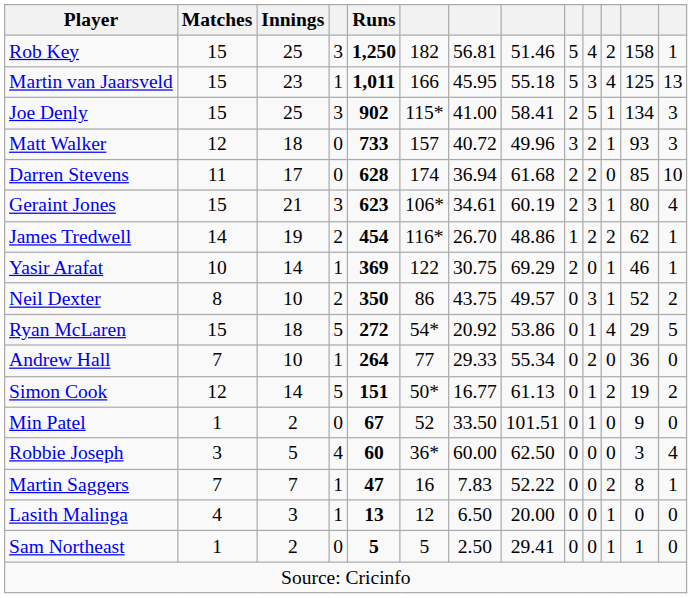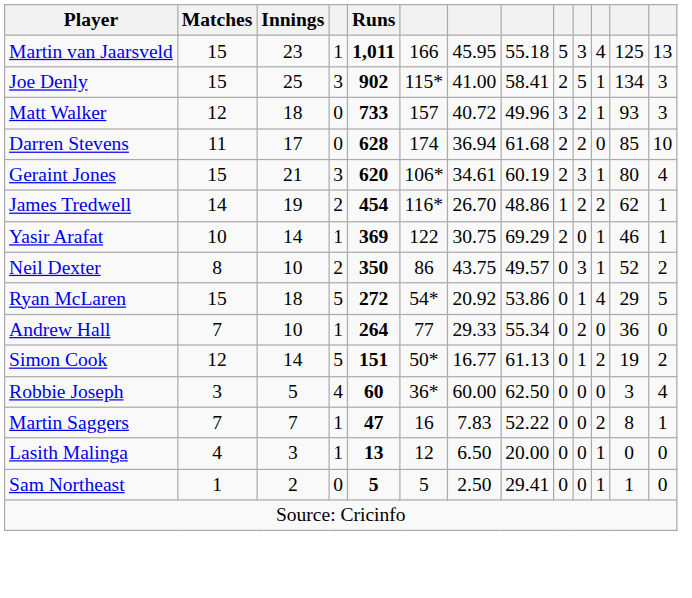- row: (44, 50)
(374, 205) 623 -> (374, 174) 620
- row: (47, 422)
